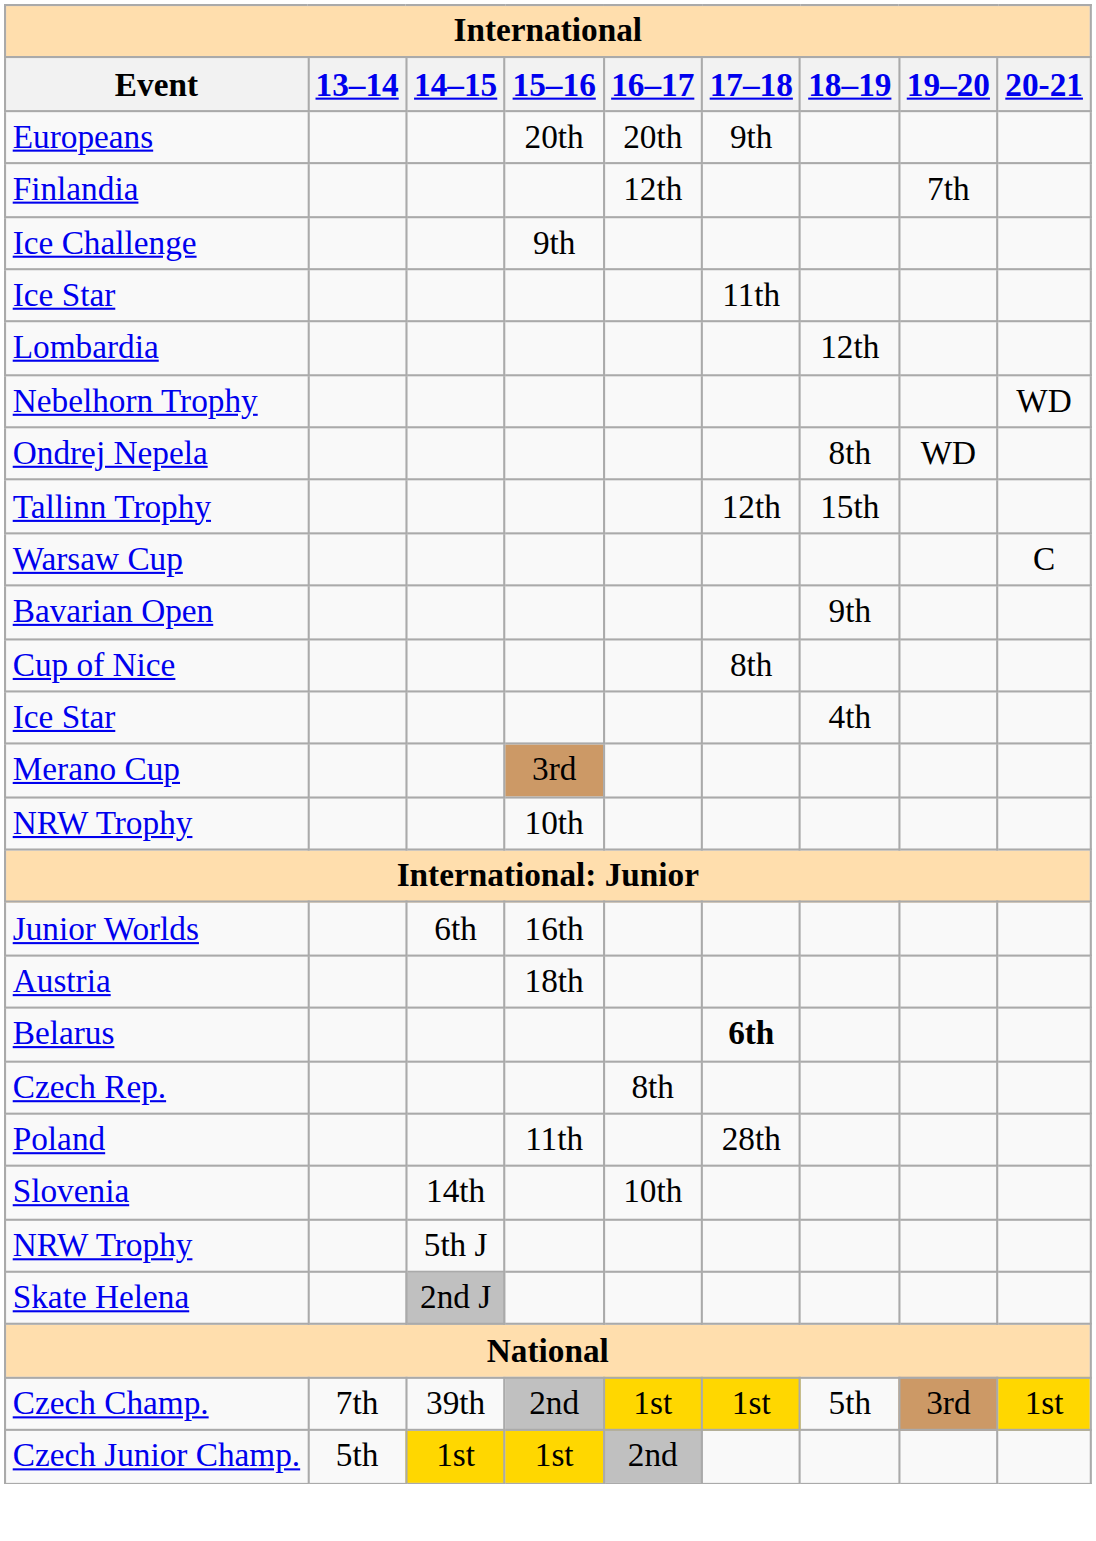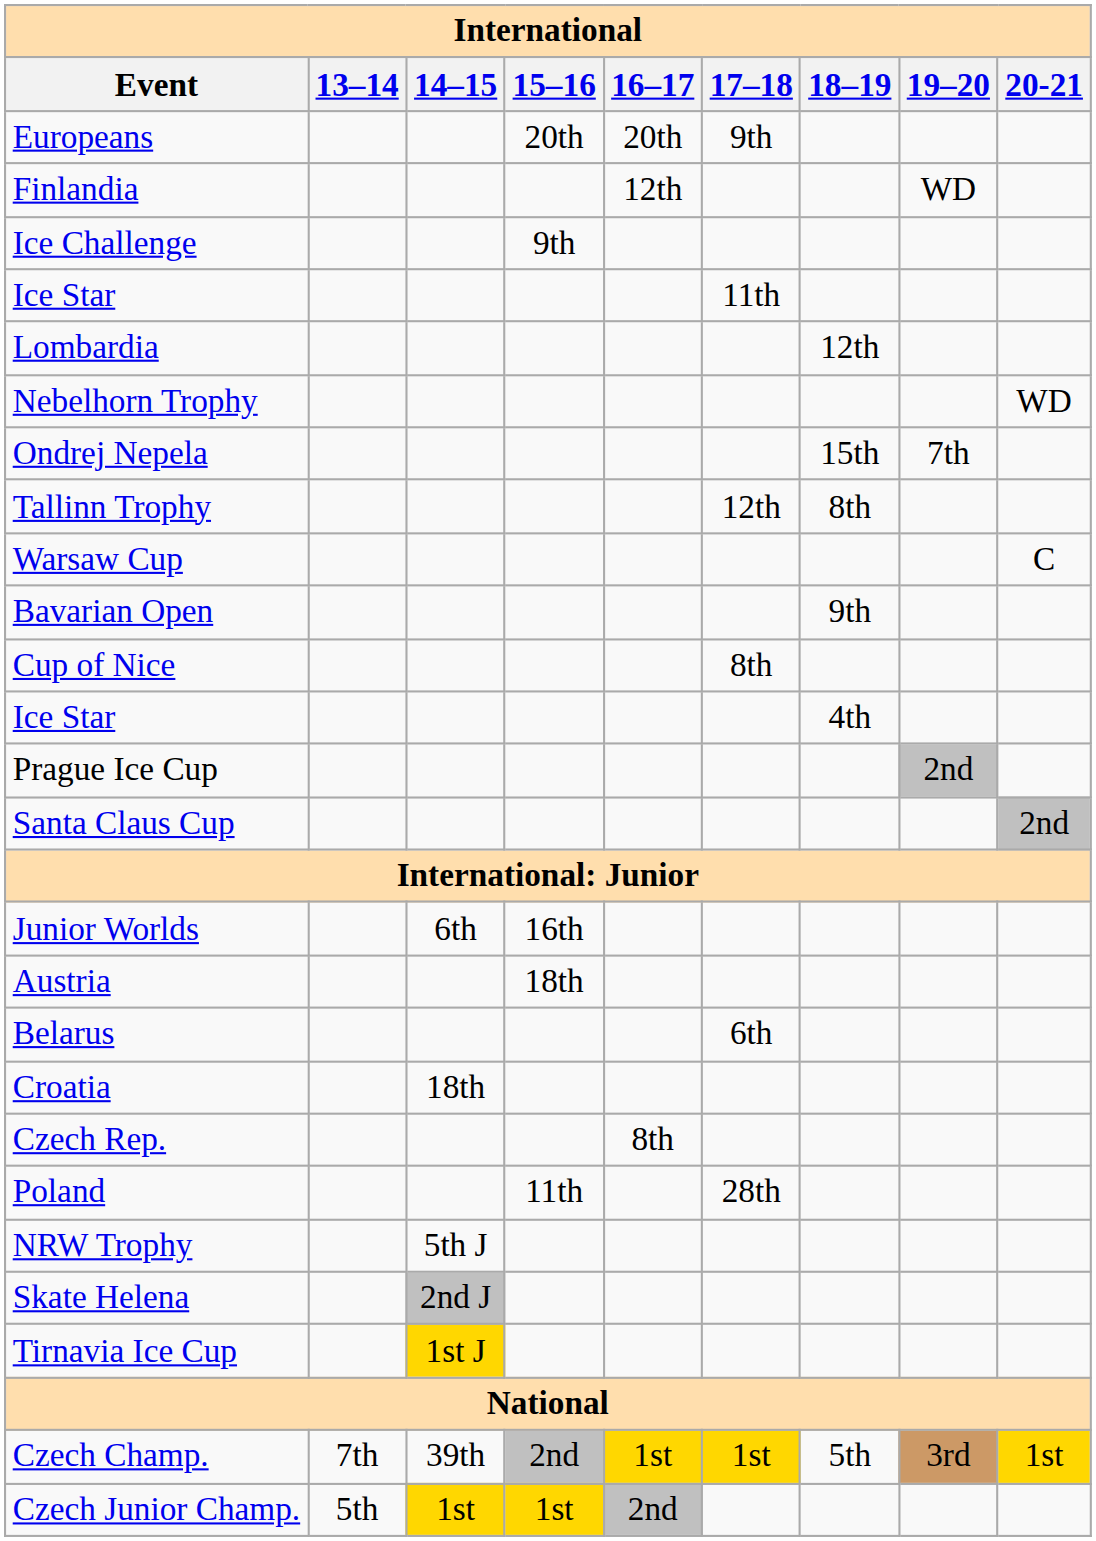(948, 189) 7th -> (948, 189) WD
(850, 453) 8th -> (850, 453) 15th
(948, 453) WD -> (948, 453) 7th
(850, 505) 15th -> (850, 505) 8th
- row: (96, 769)
- row: (103, 822)
+ row: (115, 769)
+ row: (124, 822)
(751, 1033) bold -> (751, 1033) normal
+ row: (62, 1086)
- row: (71, 1192)
+ row: (125, 1350)
